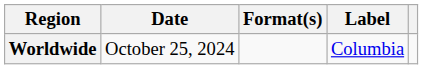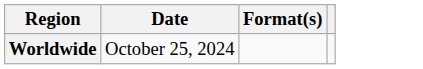- column: (368, 19)
